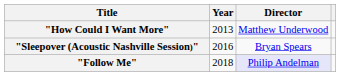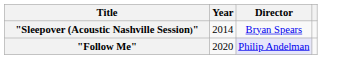- row: (107, 29)
(223, 46) 2016 -> (223, 29) 2014
(223, 63) 2018 -> (223, 46) 2020
